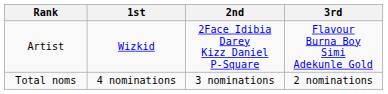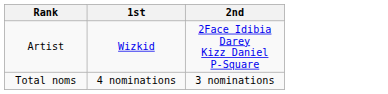- column: (333, 13)
